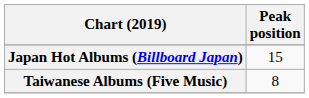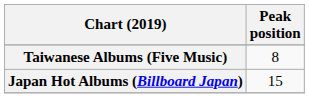rows swapped: (125, 57) <-> (125, 81)
